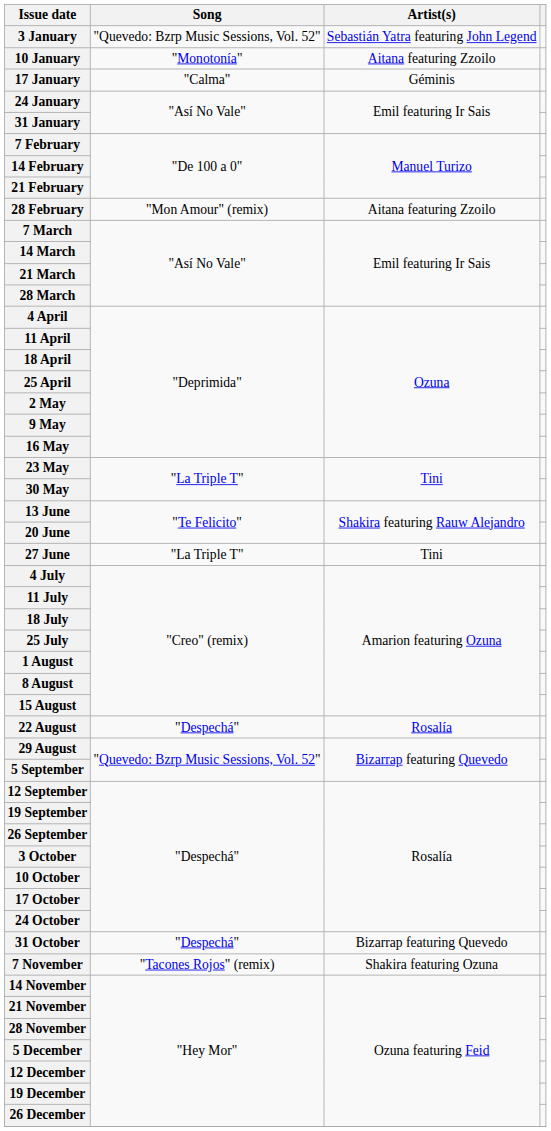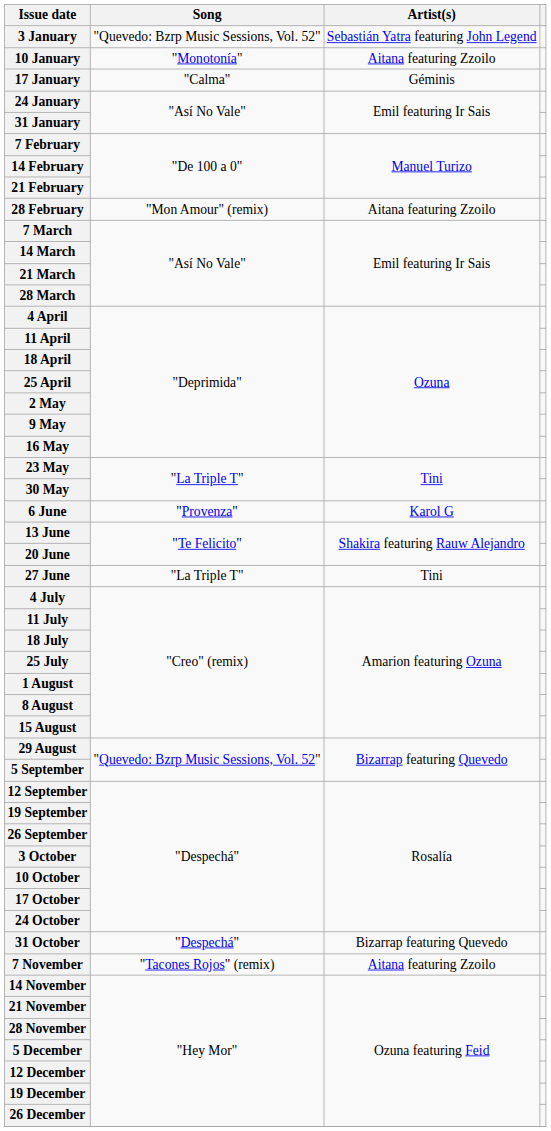+ row: (47, 511)
- row: (47, 727)
(432, 964) Shakira featuring Ozuna -> (432, 964) Aitana featuring Zzoilo
